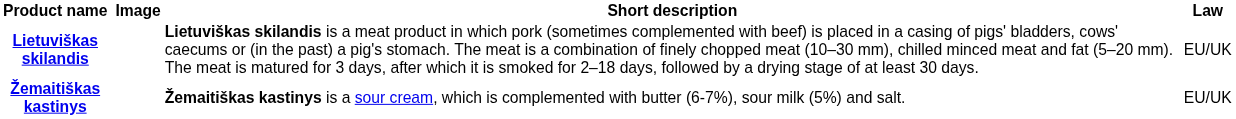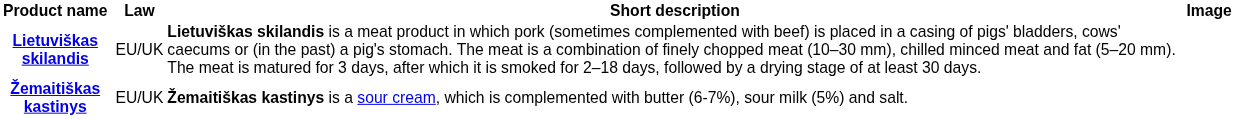columns swapped: (1208, 10) <-> (138, 10)
